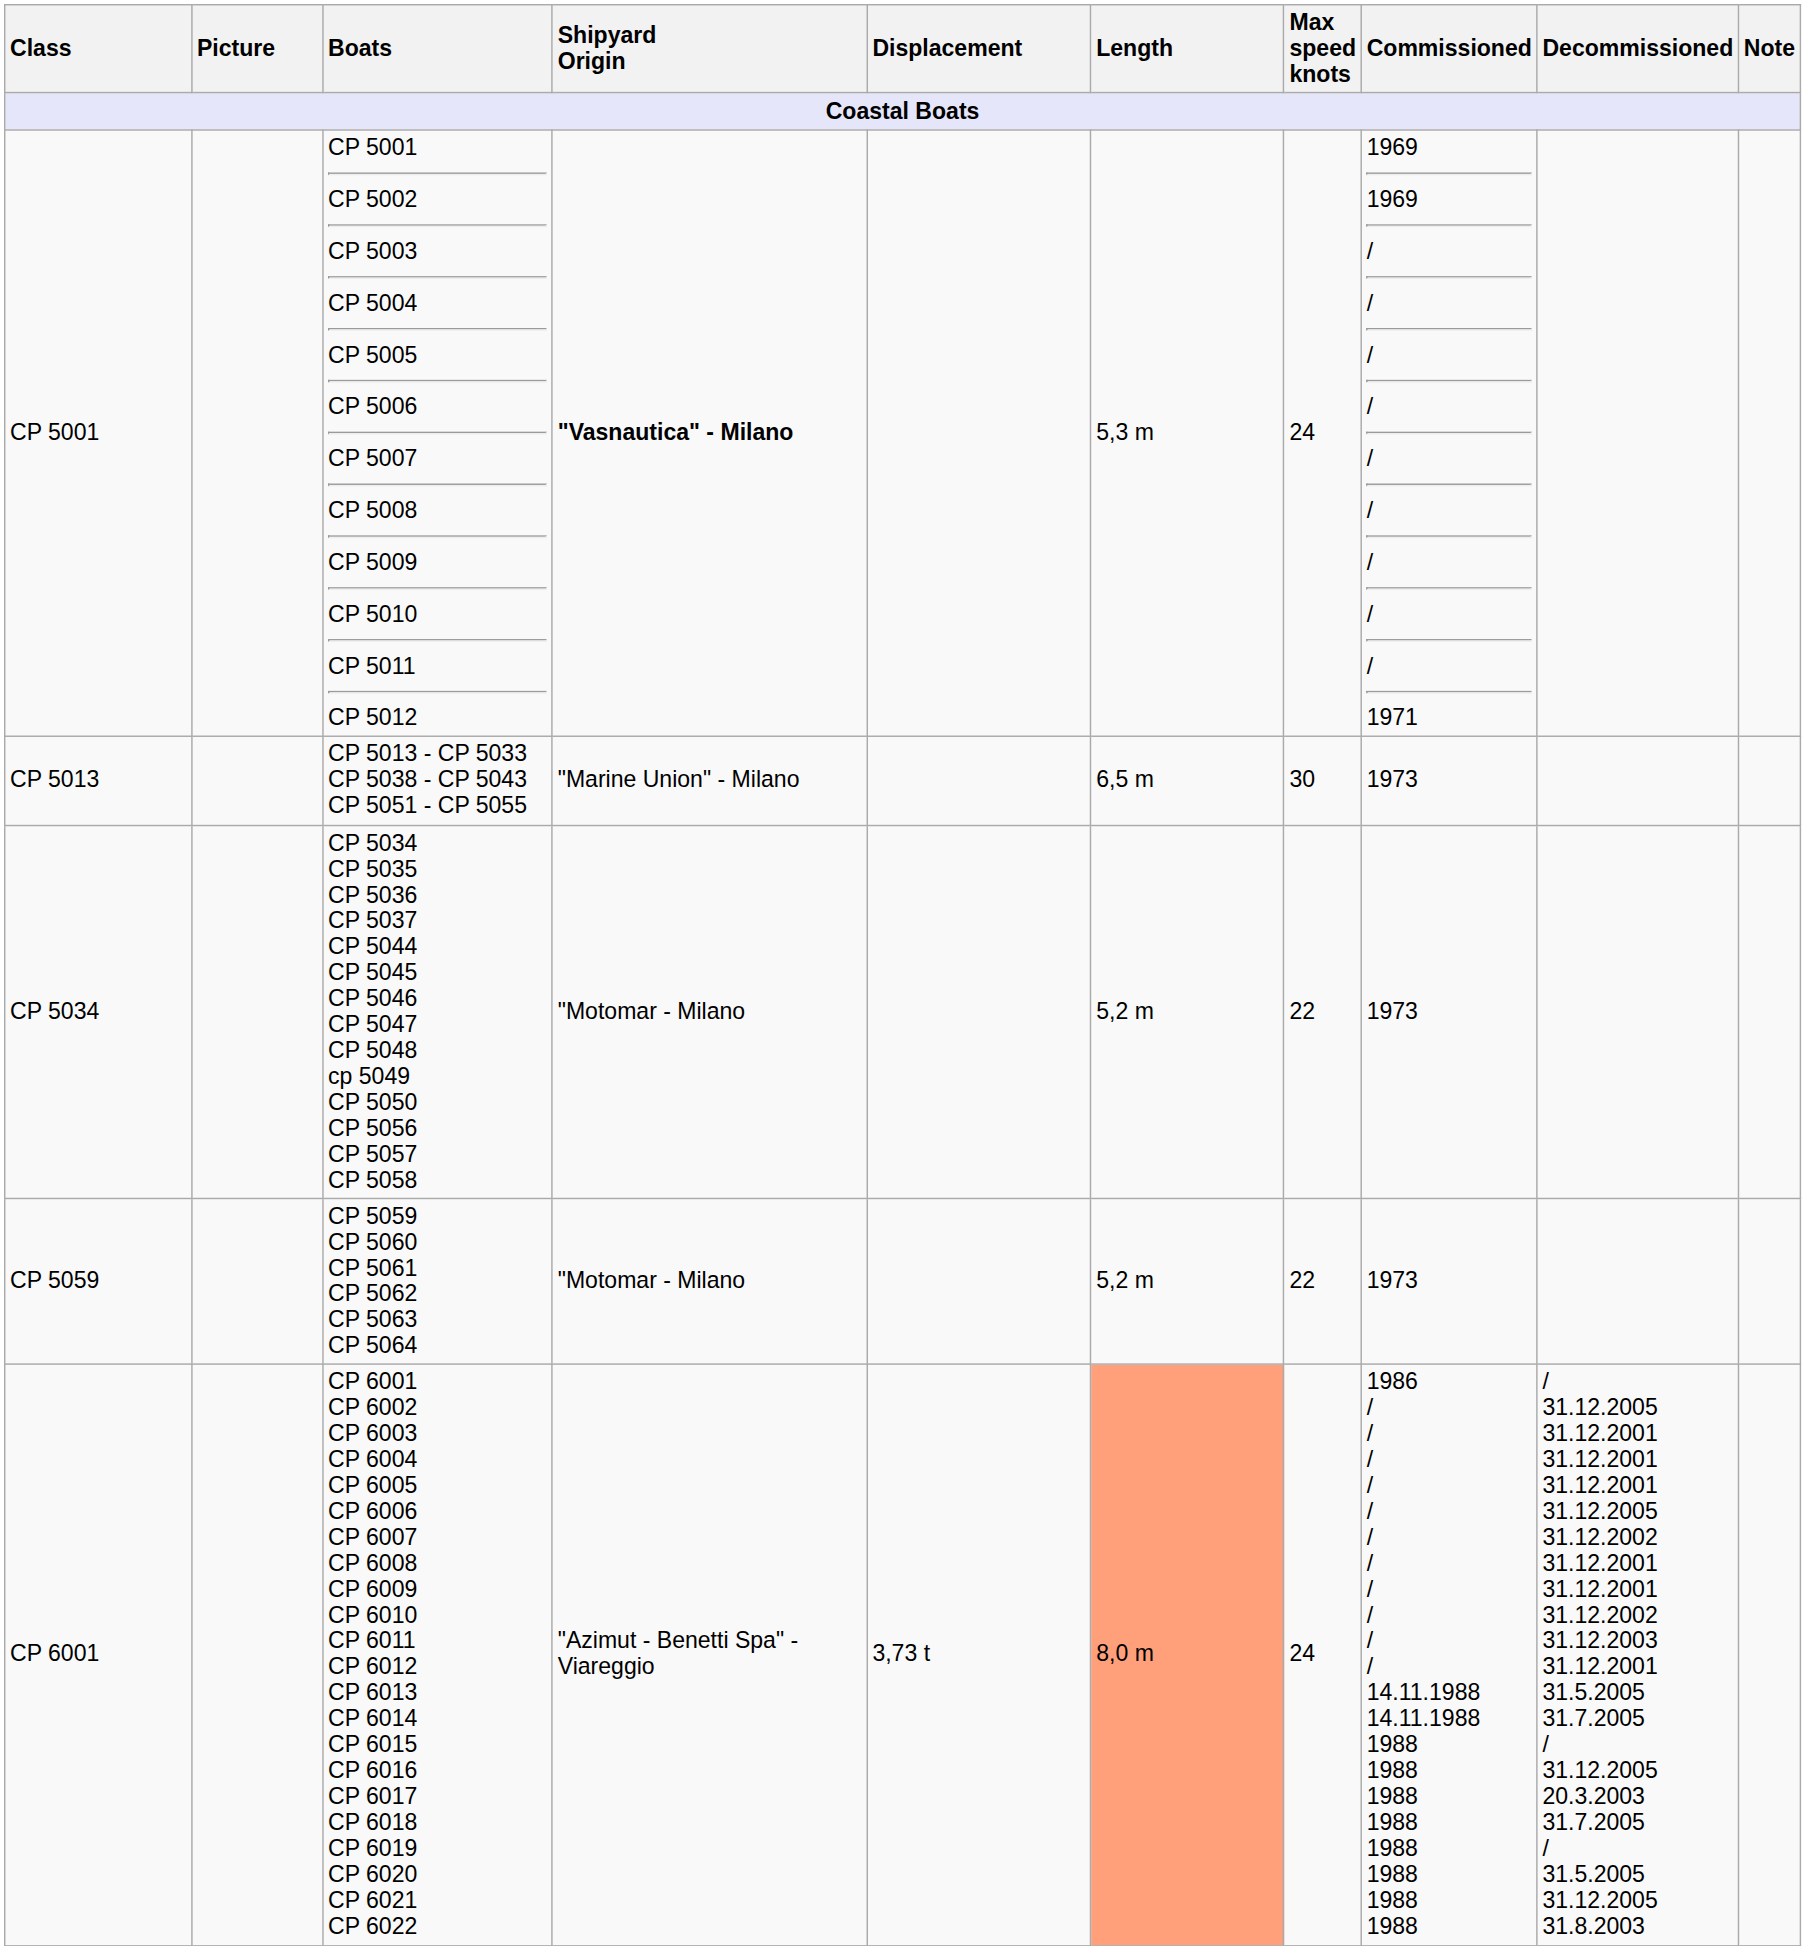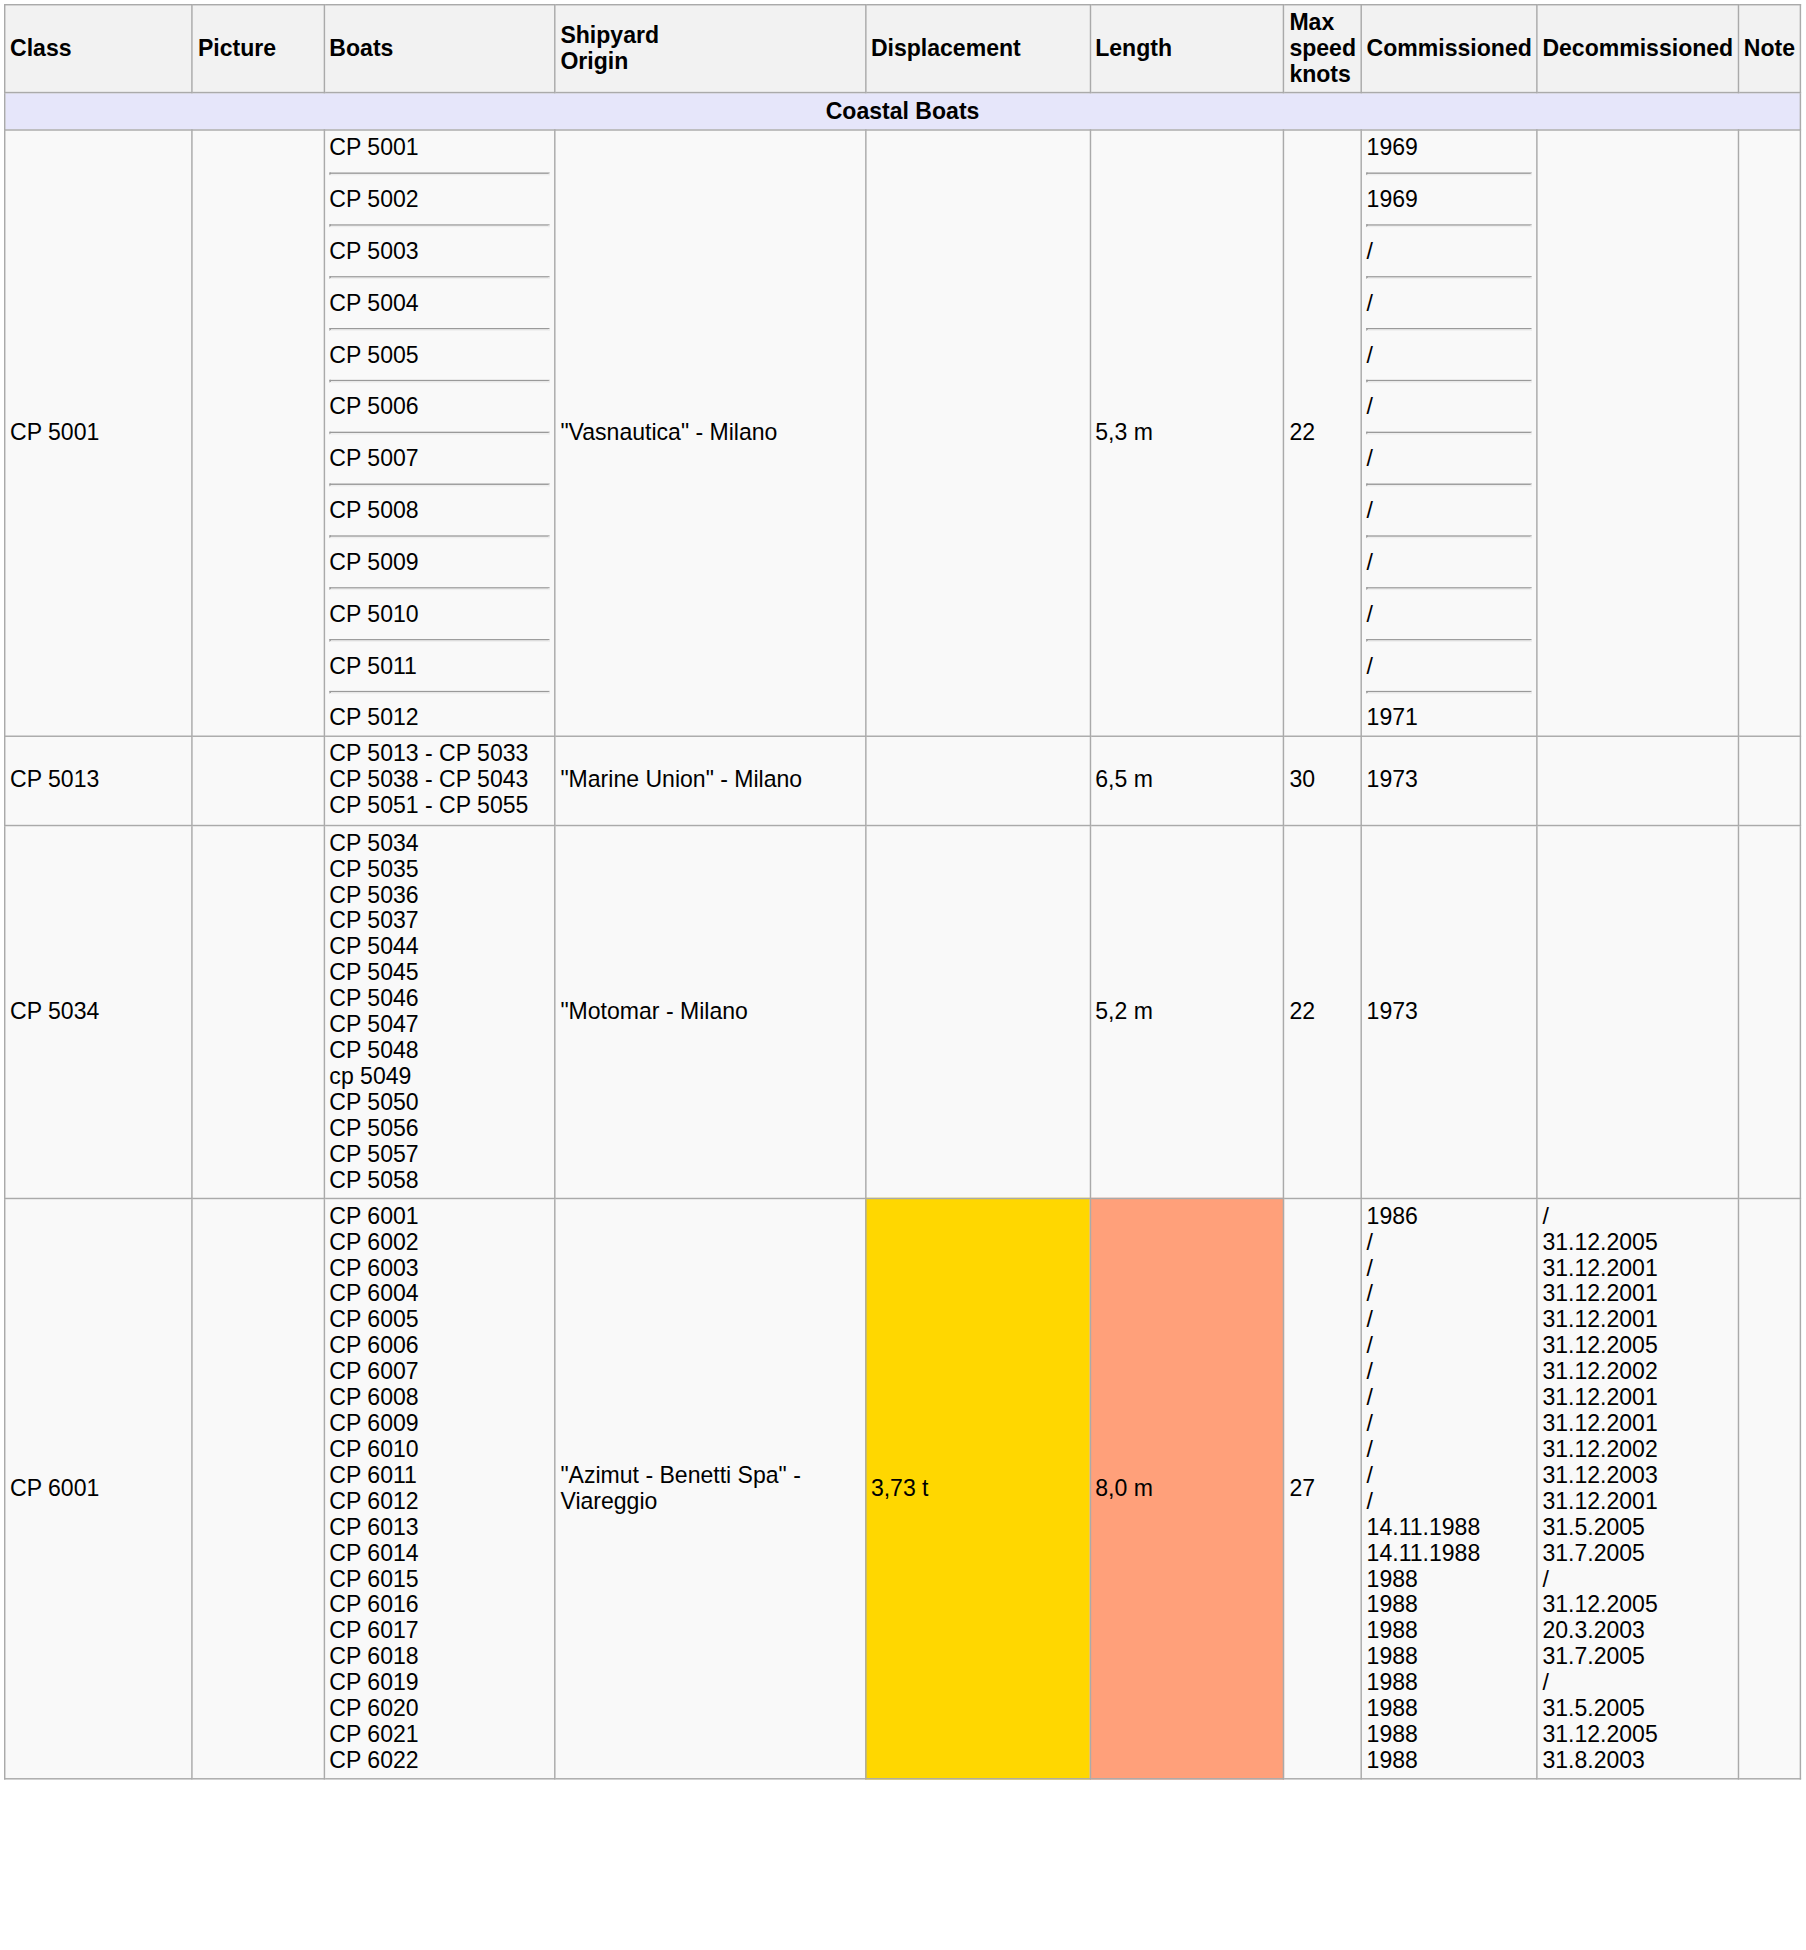(676, 432) bold -> (669, 432) normal
(1302, 432) 24 -> (1302, 432) 22
- row: (55, 1281)
(901, 1654) no background -> (900, 1488) gold background
(1302, 1654) 24 -> (1302, 1488) 27
